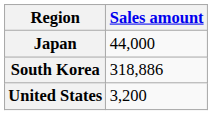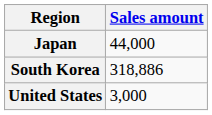(128, 95) 3,200 -> (128, 95) 3,000
